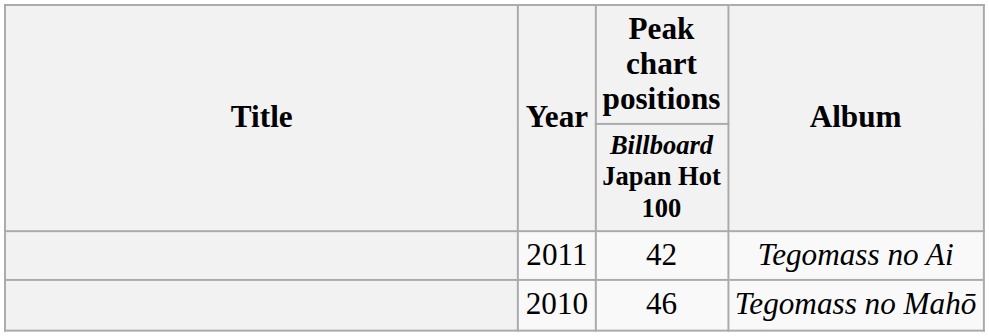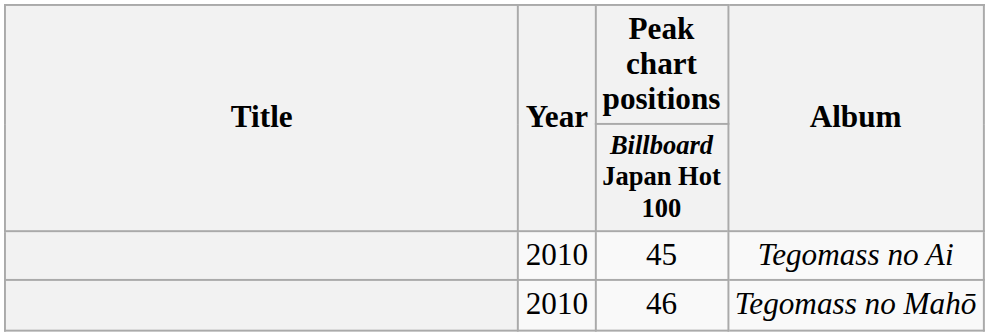(557, 255) 2011 -> (557, 255) 2010
(661, 255) 42 -> (661, 255) 45
